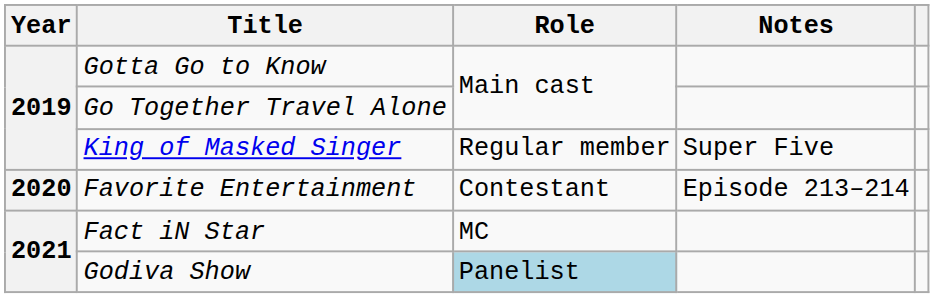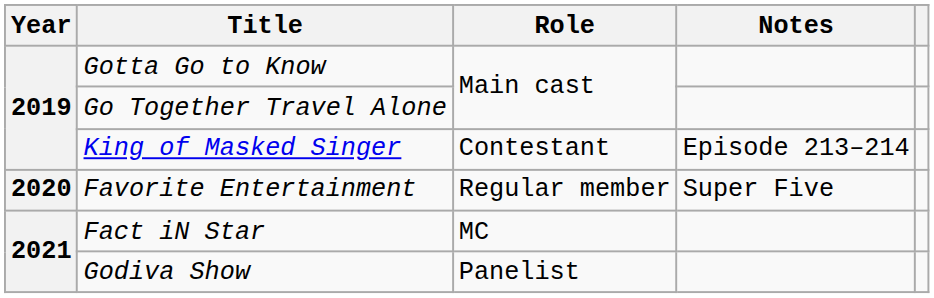(565, 149) Regular member -> (534, 149) Contestant
(758, 149) Super Five -> (796, 149) Episode 213–214
(534, 190) Contestant -> (565, 190) Regular member
(796, 190) Episode 213–214 -> (758, 190) Super Five
(519, 272) lightblue background -> (519, 272) no background
